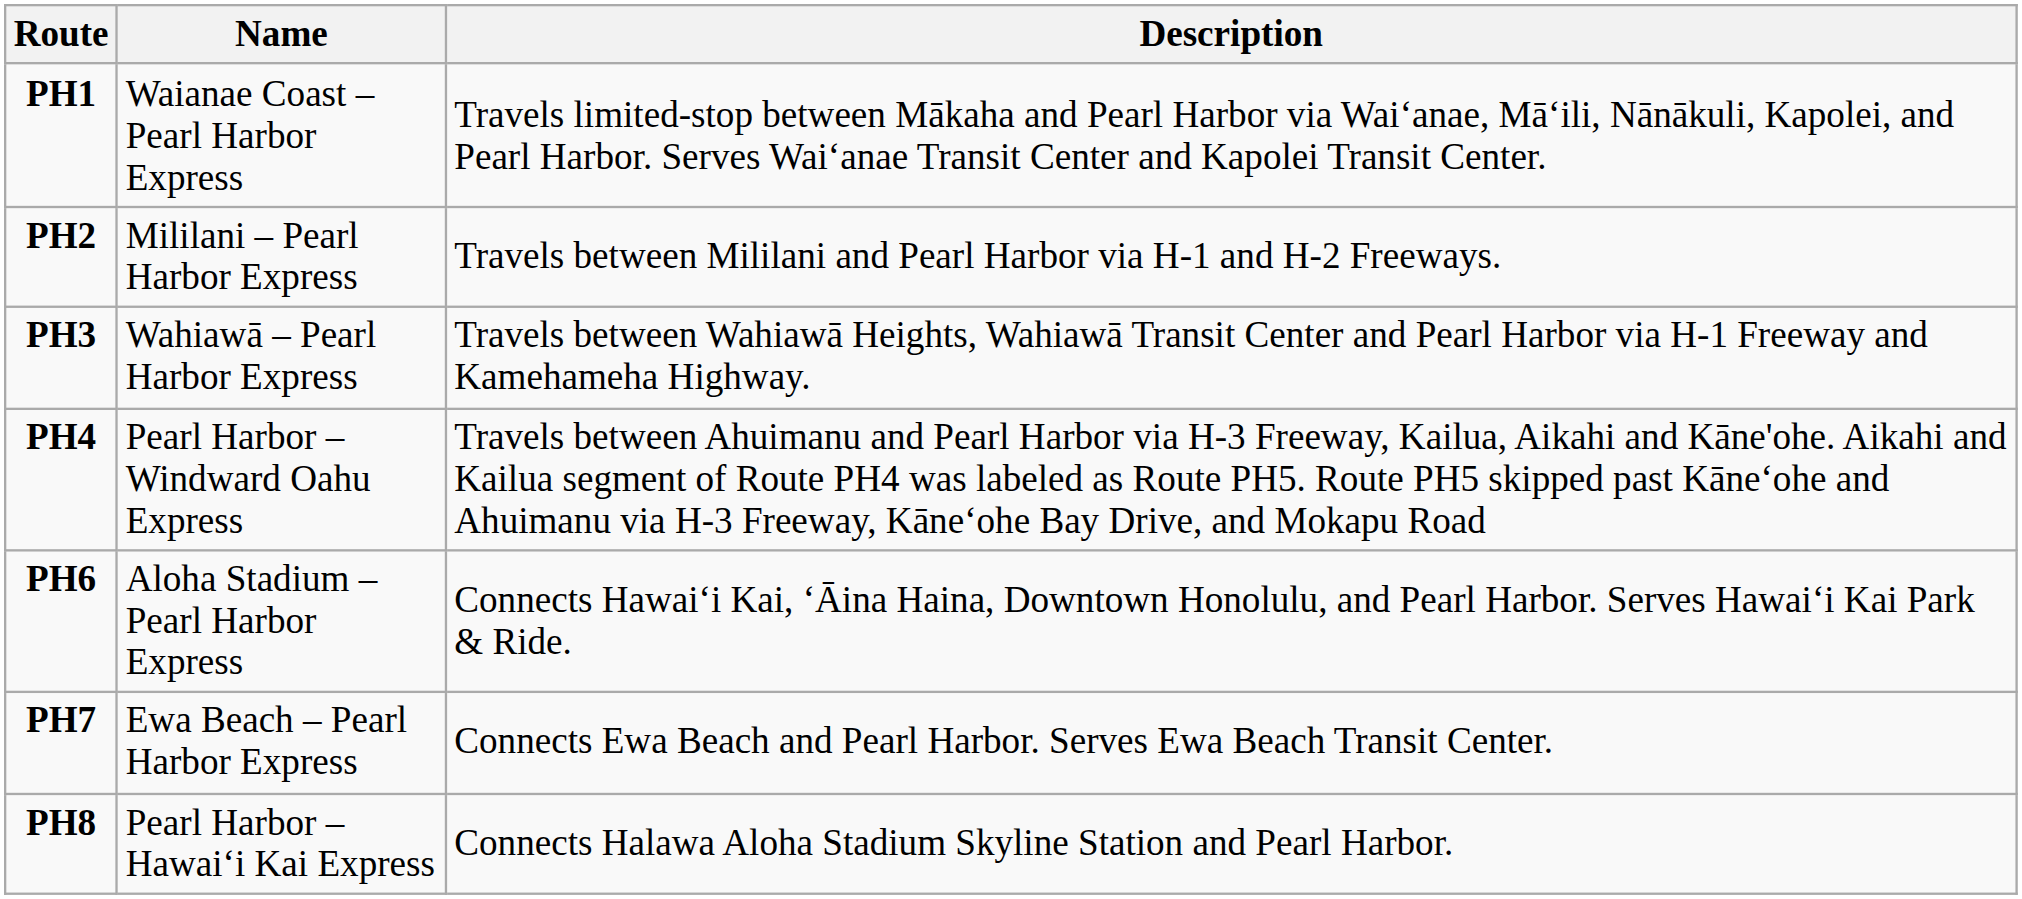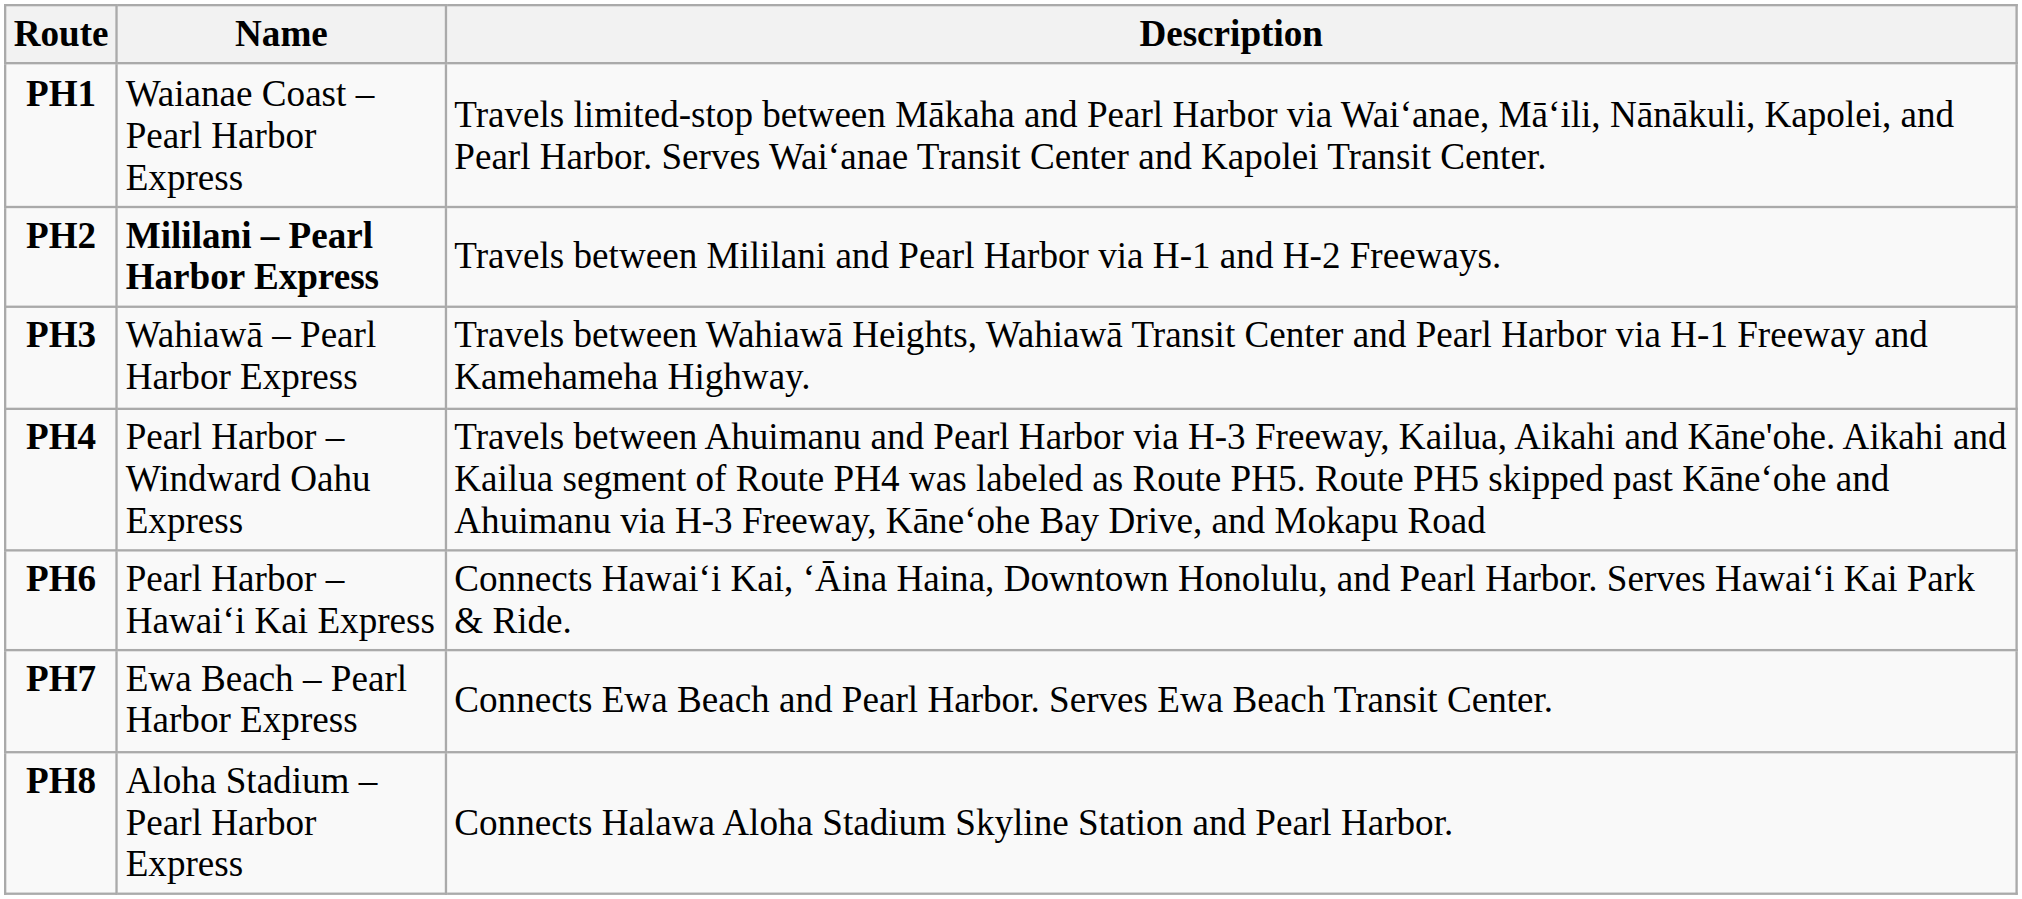(242, 256) normal -> (252, 256) bold
(251, 620) Aloha Stadium – Pearl Harbor Express -> (280, 599) Pearl Harbor – Hawaiʻi Kai Express
(280, 842) Pearl Harbor – Hawaiʻi Kai Express -> (251, 821) Aloha Stadium – Pearl Harbor Express
